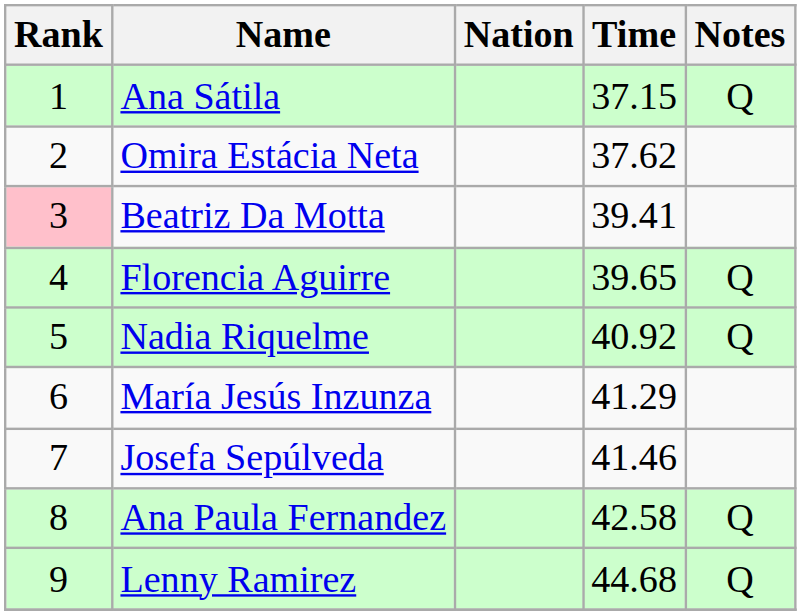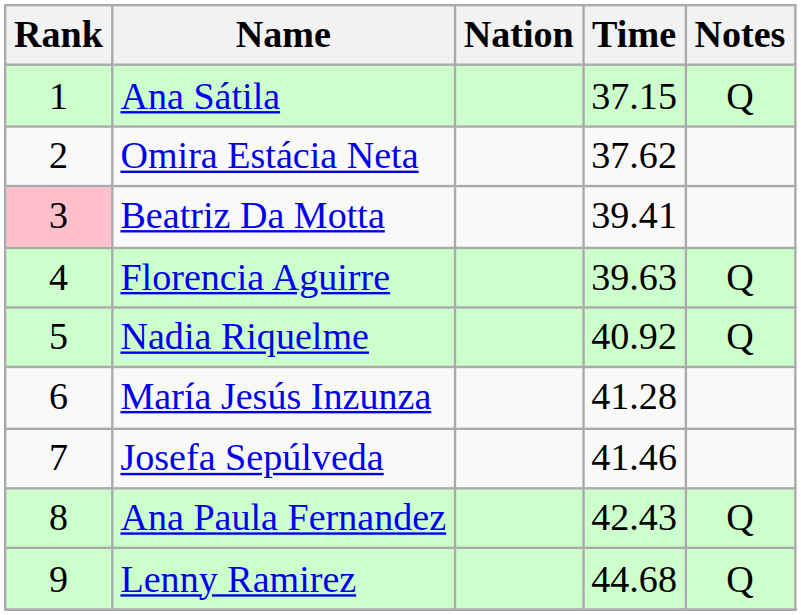(634, 276) 39.65 -> (634, 276) 39.63
(634, 397) 41.29 -> (634, 397) 41.28
(634, 517) 42.58 -> (634, 517) 42.43
